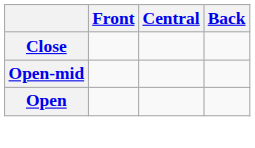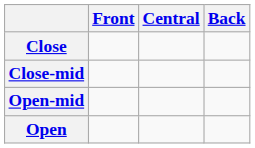+ row: (46, 73)
